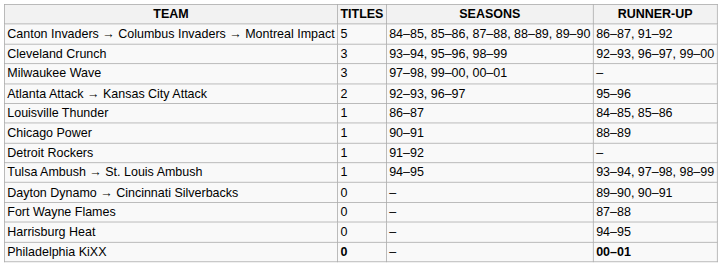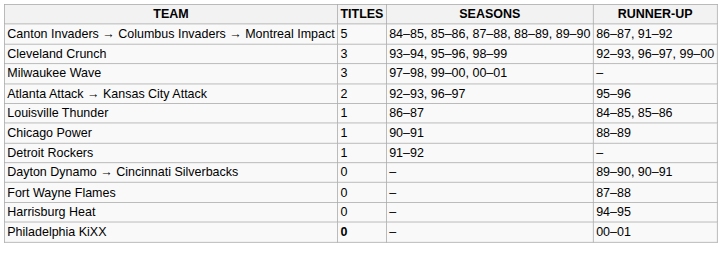- row: (105, 172)
(614, 251) bold -> (614, 232) normal
